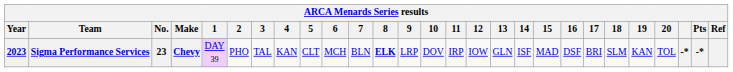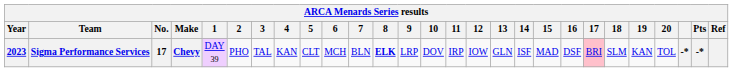(161, 52) 23 -> (161, 52) 17
(594, 52) no background -> (594, 52) pink background
